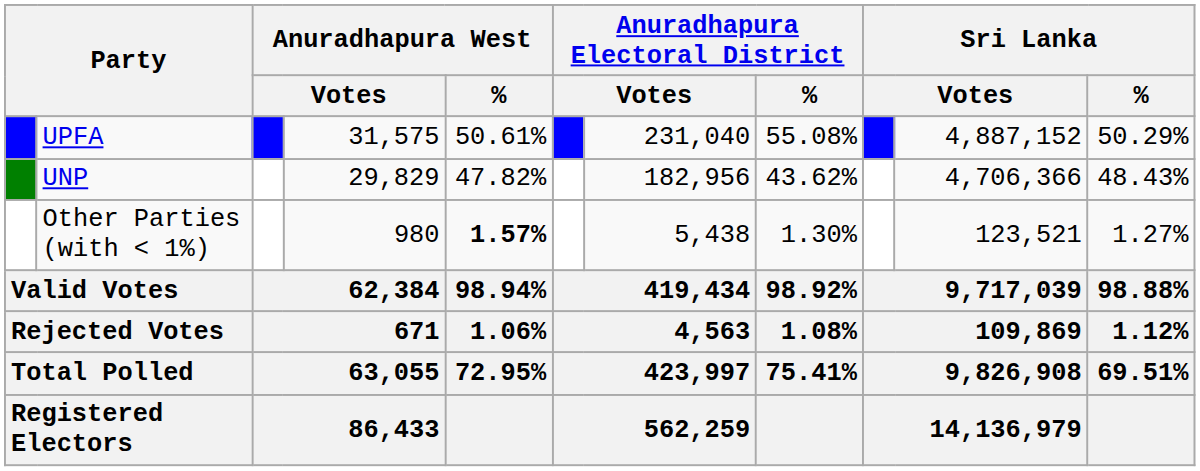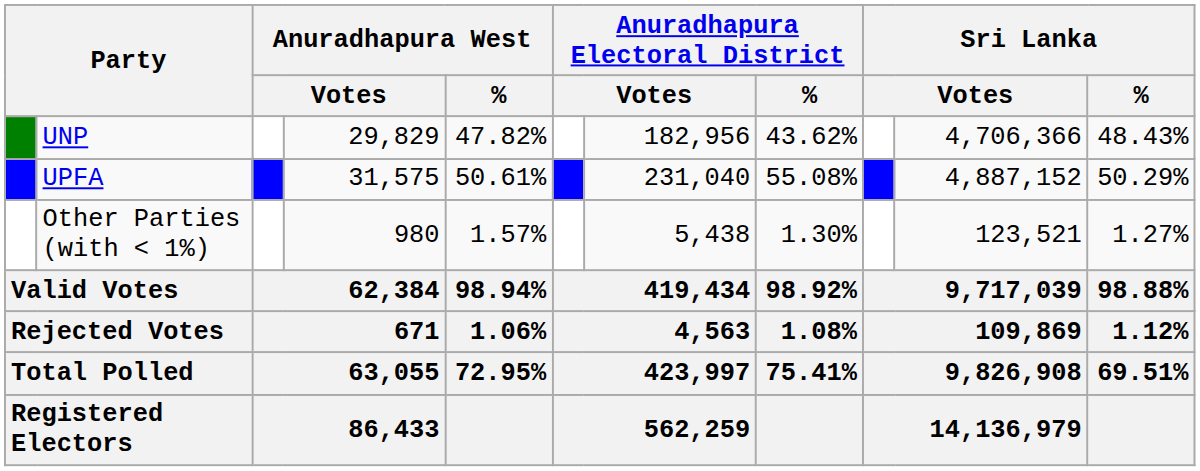rows swapped: (73, 138) <-> (65, 179)
(508, 235) bold -> (508, 235) normal
